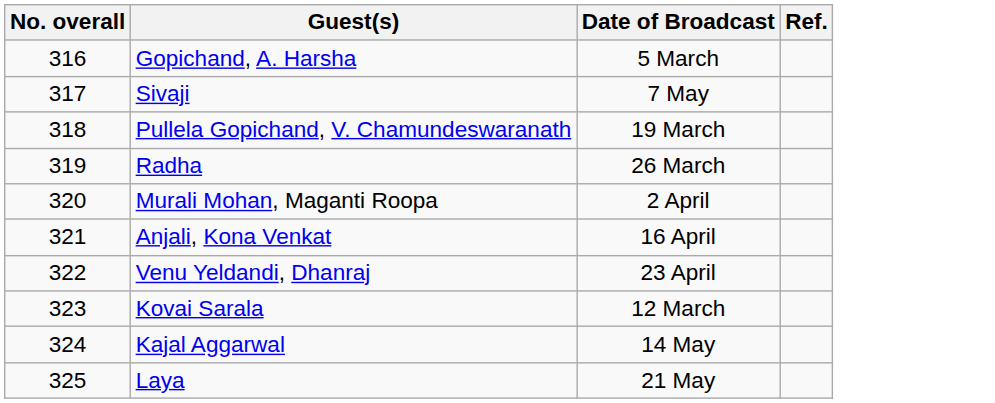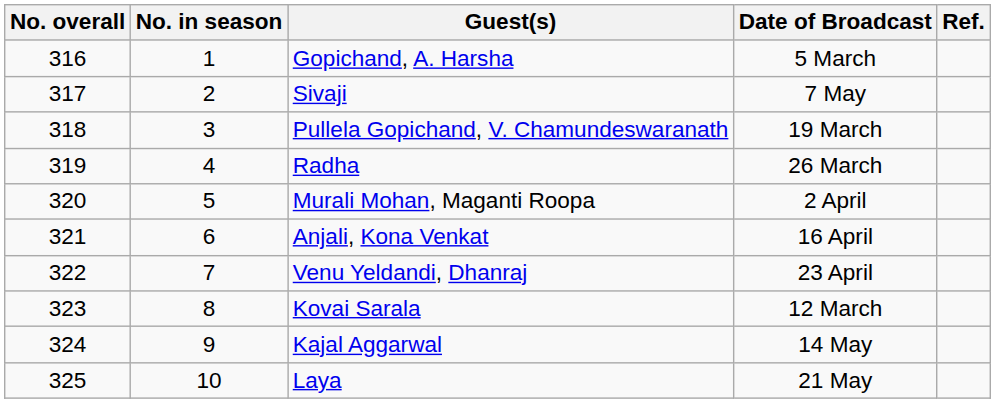+ column: (209, 22)
